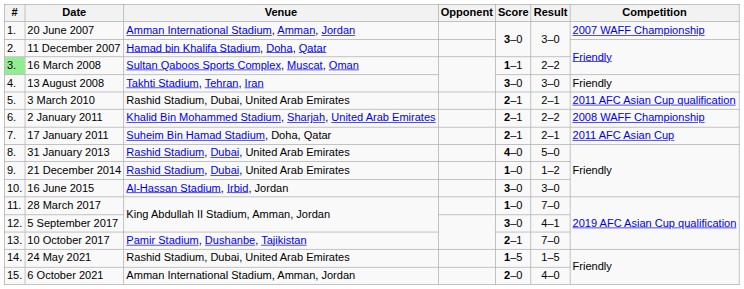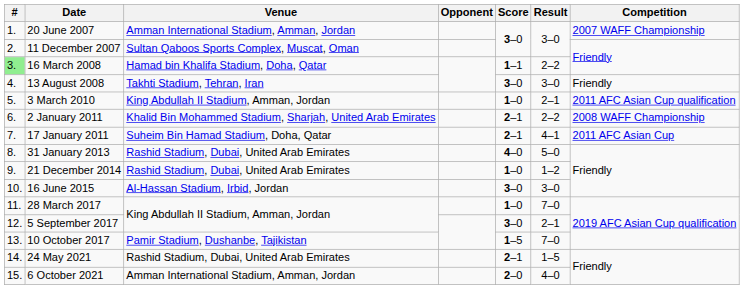(226, 48) Hamad bin Khalifa Stadium, Doha, Qatar -> (243, 48) Sultan Qaboos Sports Complex, Muscat, Oman
(243, 65) Sultan Qaboos Sports Complex, Muscat, Oman -> (226, 65) Hamad bin Khalifa Stadium, Doha, Qatar
(238, 100) Rashid Stadium, Dubai, United Arab Emirates -> (228, 100) King Abdullah II Stadium, Amman, Jordan
(513, 100) 2–1 -> (513, 100) 1–0
(551, 135) 2–1 -> (551, 135) 4–1
(551, 223) 4–1 -> (551, 223) 2–1
(513, 240) 2–1 -> (513, 240) 1–5
(513, 258) 1–5 -> (513, 258) 2–1
